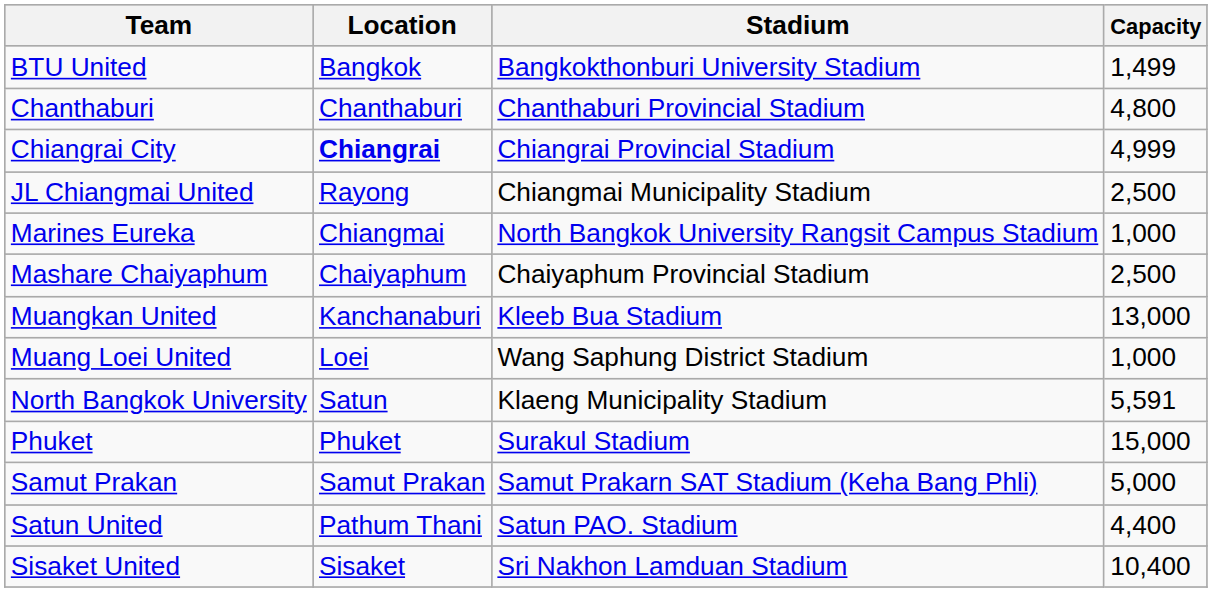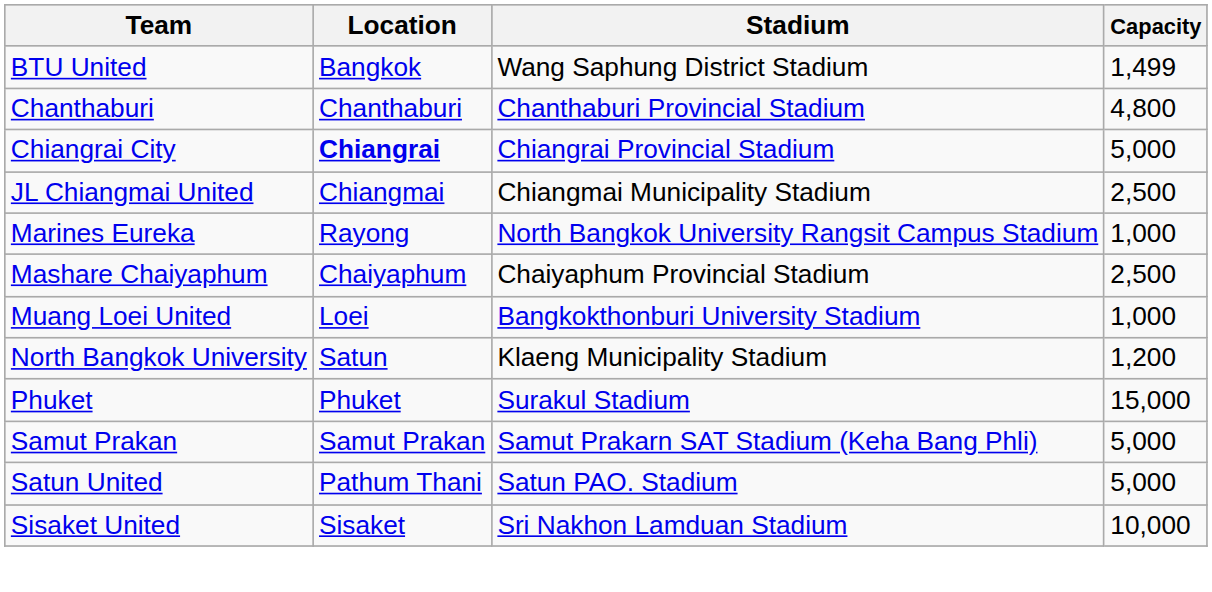(709, 66) Bangkokthonburi University Stadium -> (683, 66) Wang Saphung District Stadium
(1143, 150) 4,999 -> (1143, 150) 5,000
(364, 191) Rayong -> (382, 191) Chiangmai
(382, 233) Chiangmai -> (364, 233) Rayong
- row: (114, 316)
(683, 358) Wang Saphung District Stadium -> (709, 316) Bangkokthonburi University Stadium
(1143, 399) 5,591 -> (1143, 358) 1,200
(1143, 524) 4,400 -> (1143, 483) 5,000
(1150, 566) 10,400 -> (1150, 524) 10,000
